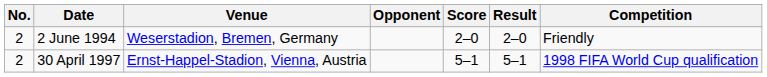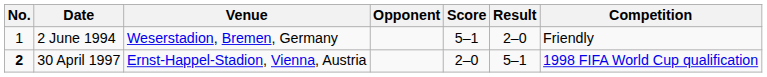(19, 38) 2 -> (19, 38) 1
(467, 38) 2–0 -> (467, 38) 5–1
(19, 60) normal -> (19, 60) bold
(467, 60) 5–1 -> (467, 60) 2–0
